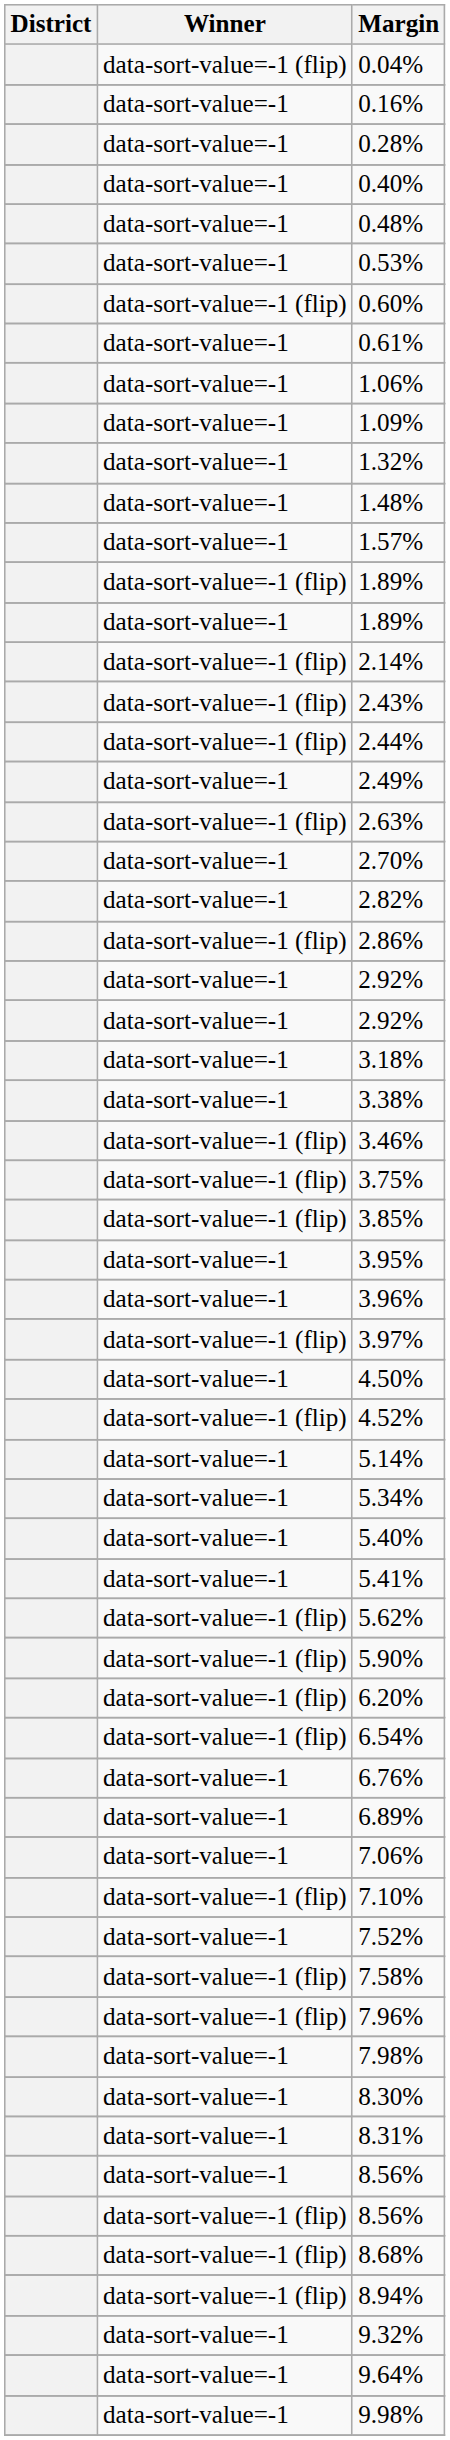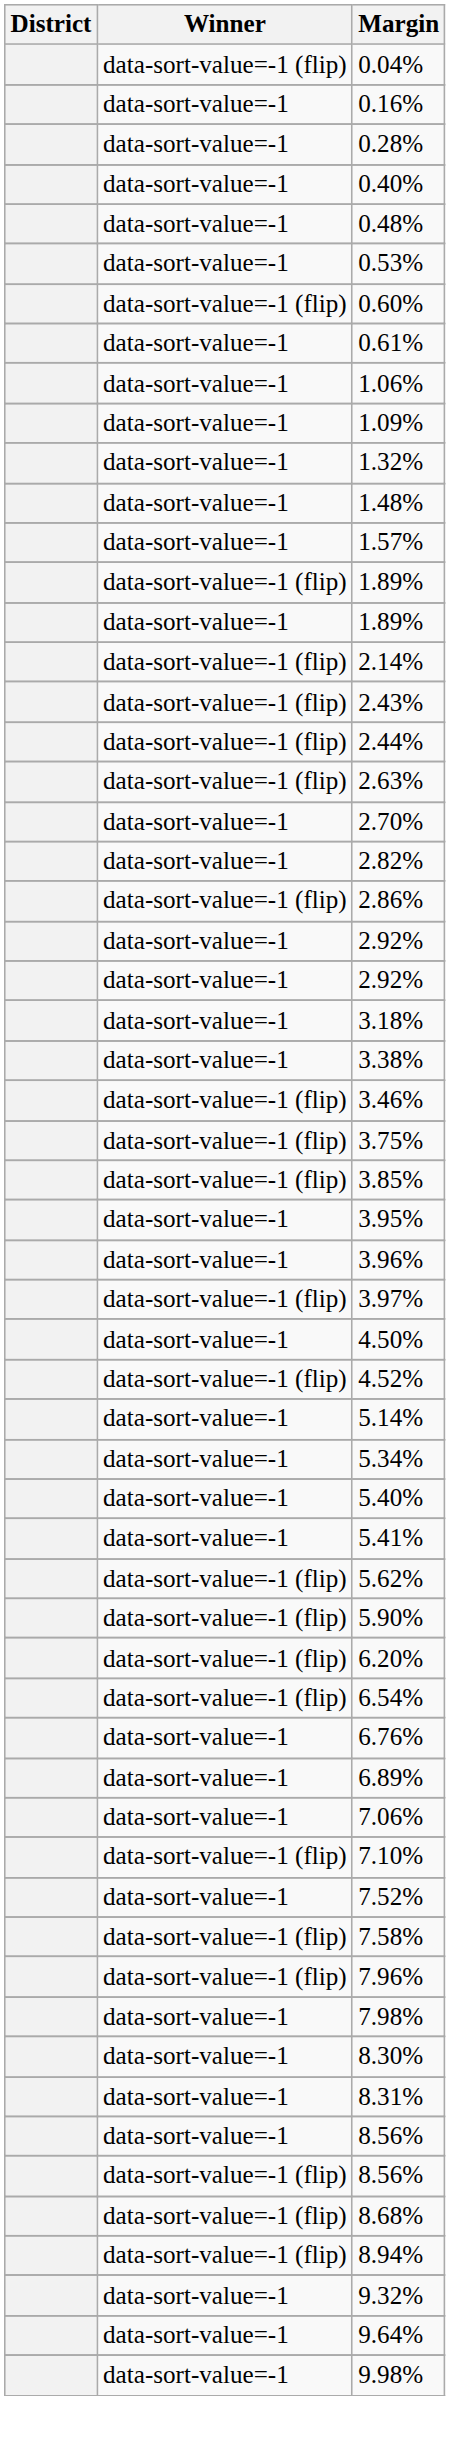- row: (196, 781)
